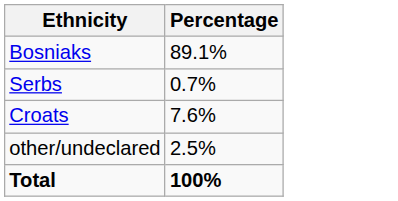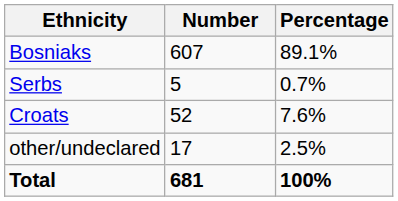+ column: (220, 20)
